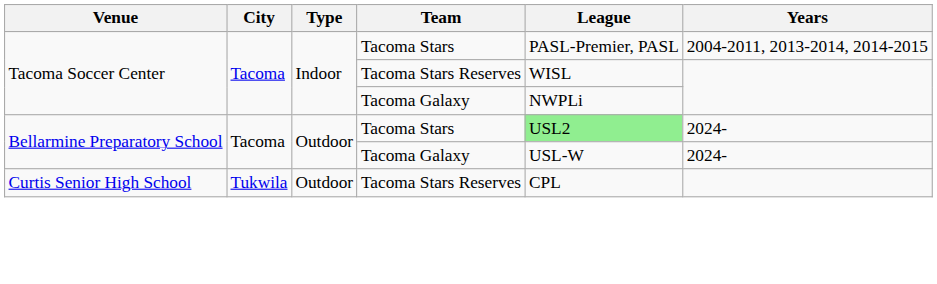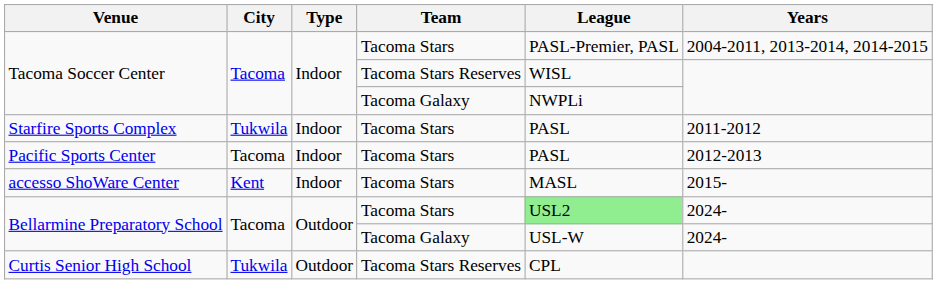+ row: (93, 127)
+ row: (82, 155)
+ row: (94, 182)
